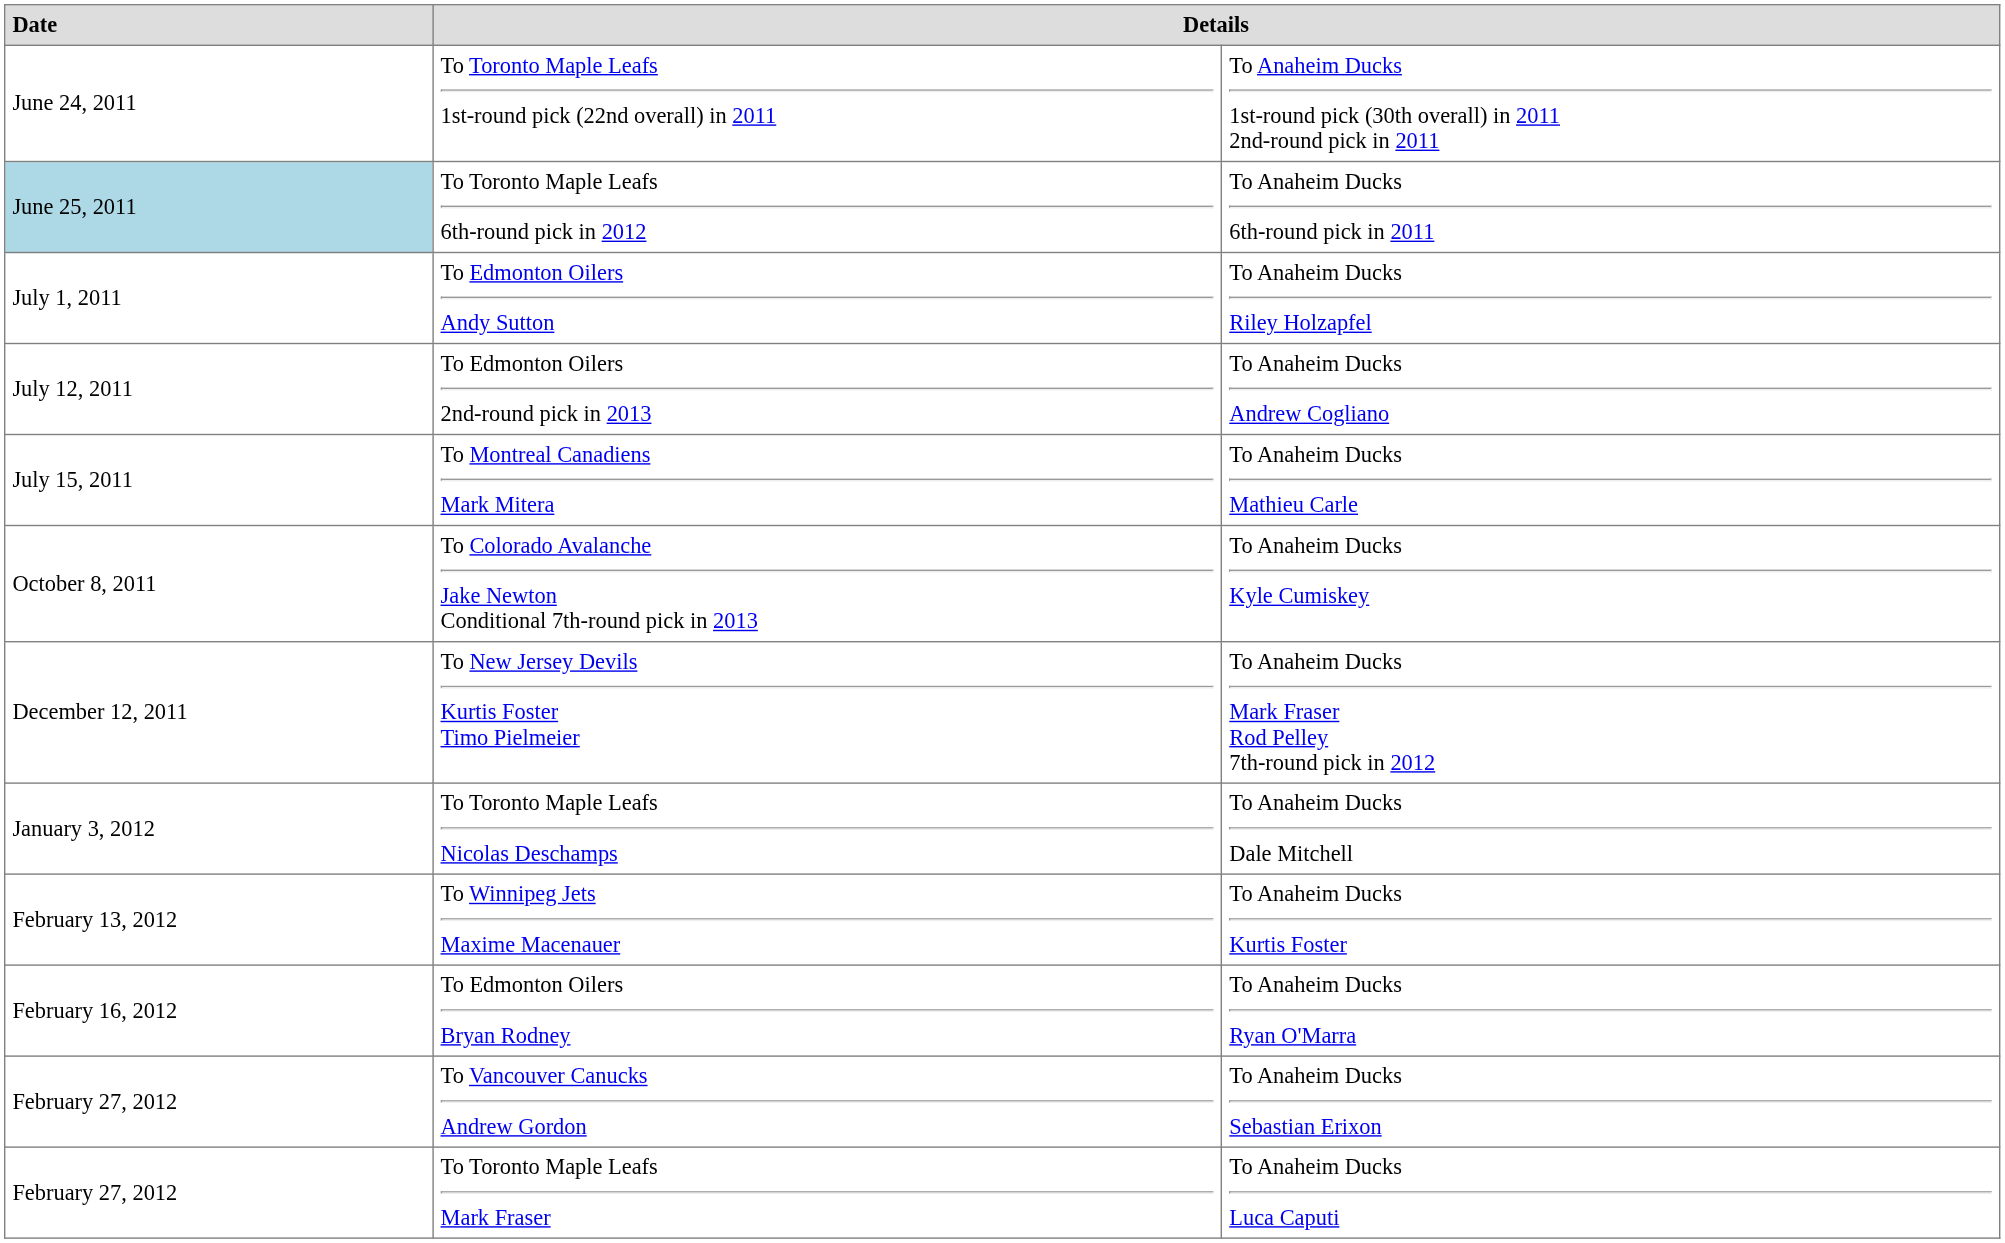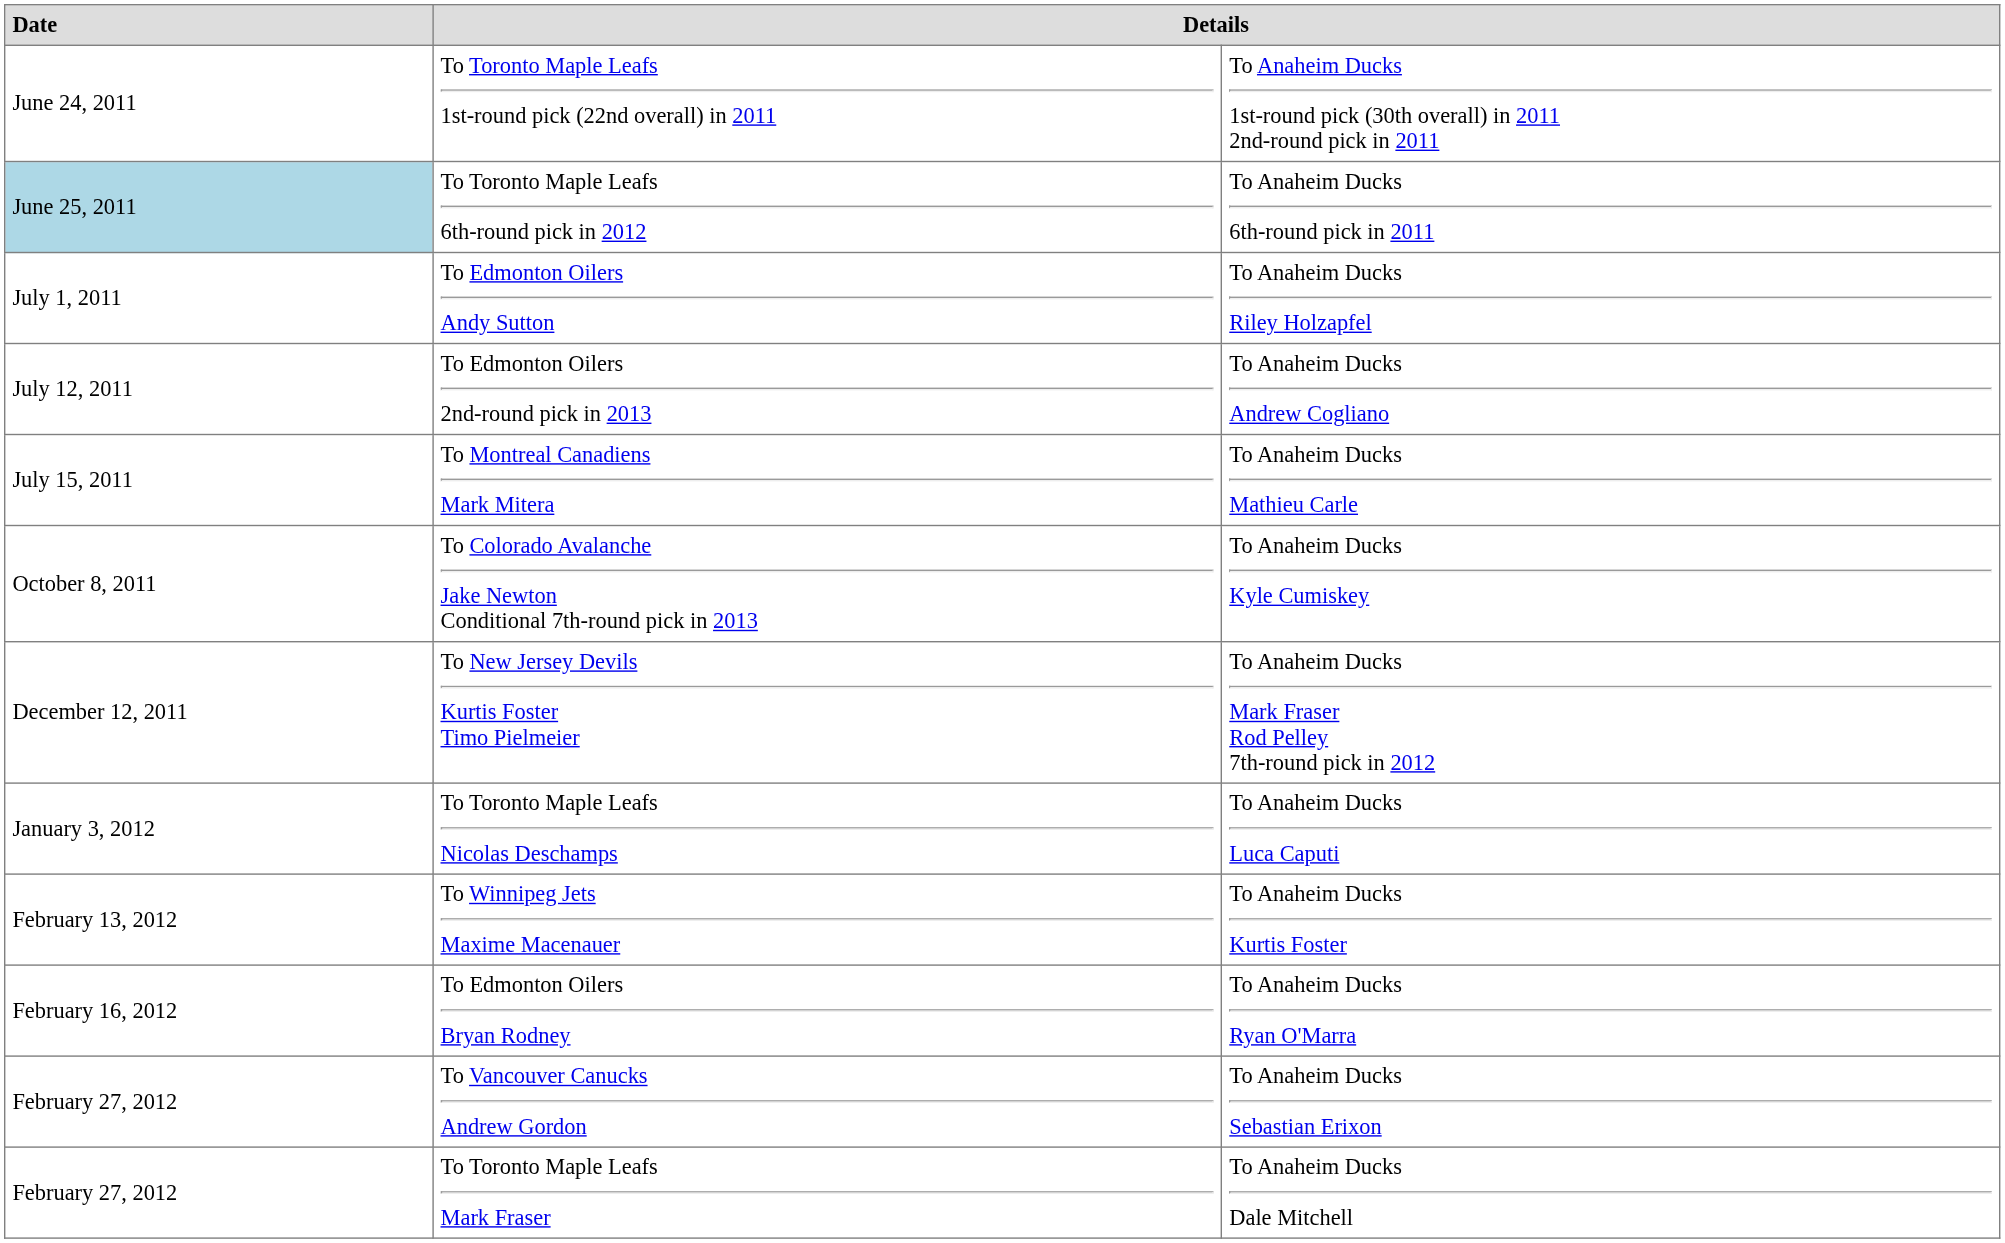(1610, 828) To Anaheim Ducks Dale Mitchell -> (1610, 828) To Anaheim Ducks Luca Caputi
(1610, 1192) To Anaheim Ducks Luca Caputi -> (1610, 1192) To Anaheim Ducks Dale Mitchell
